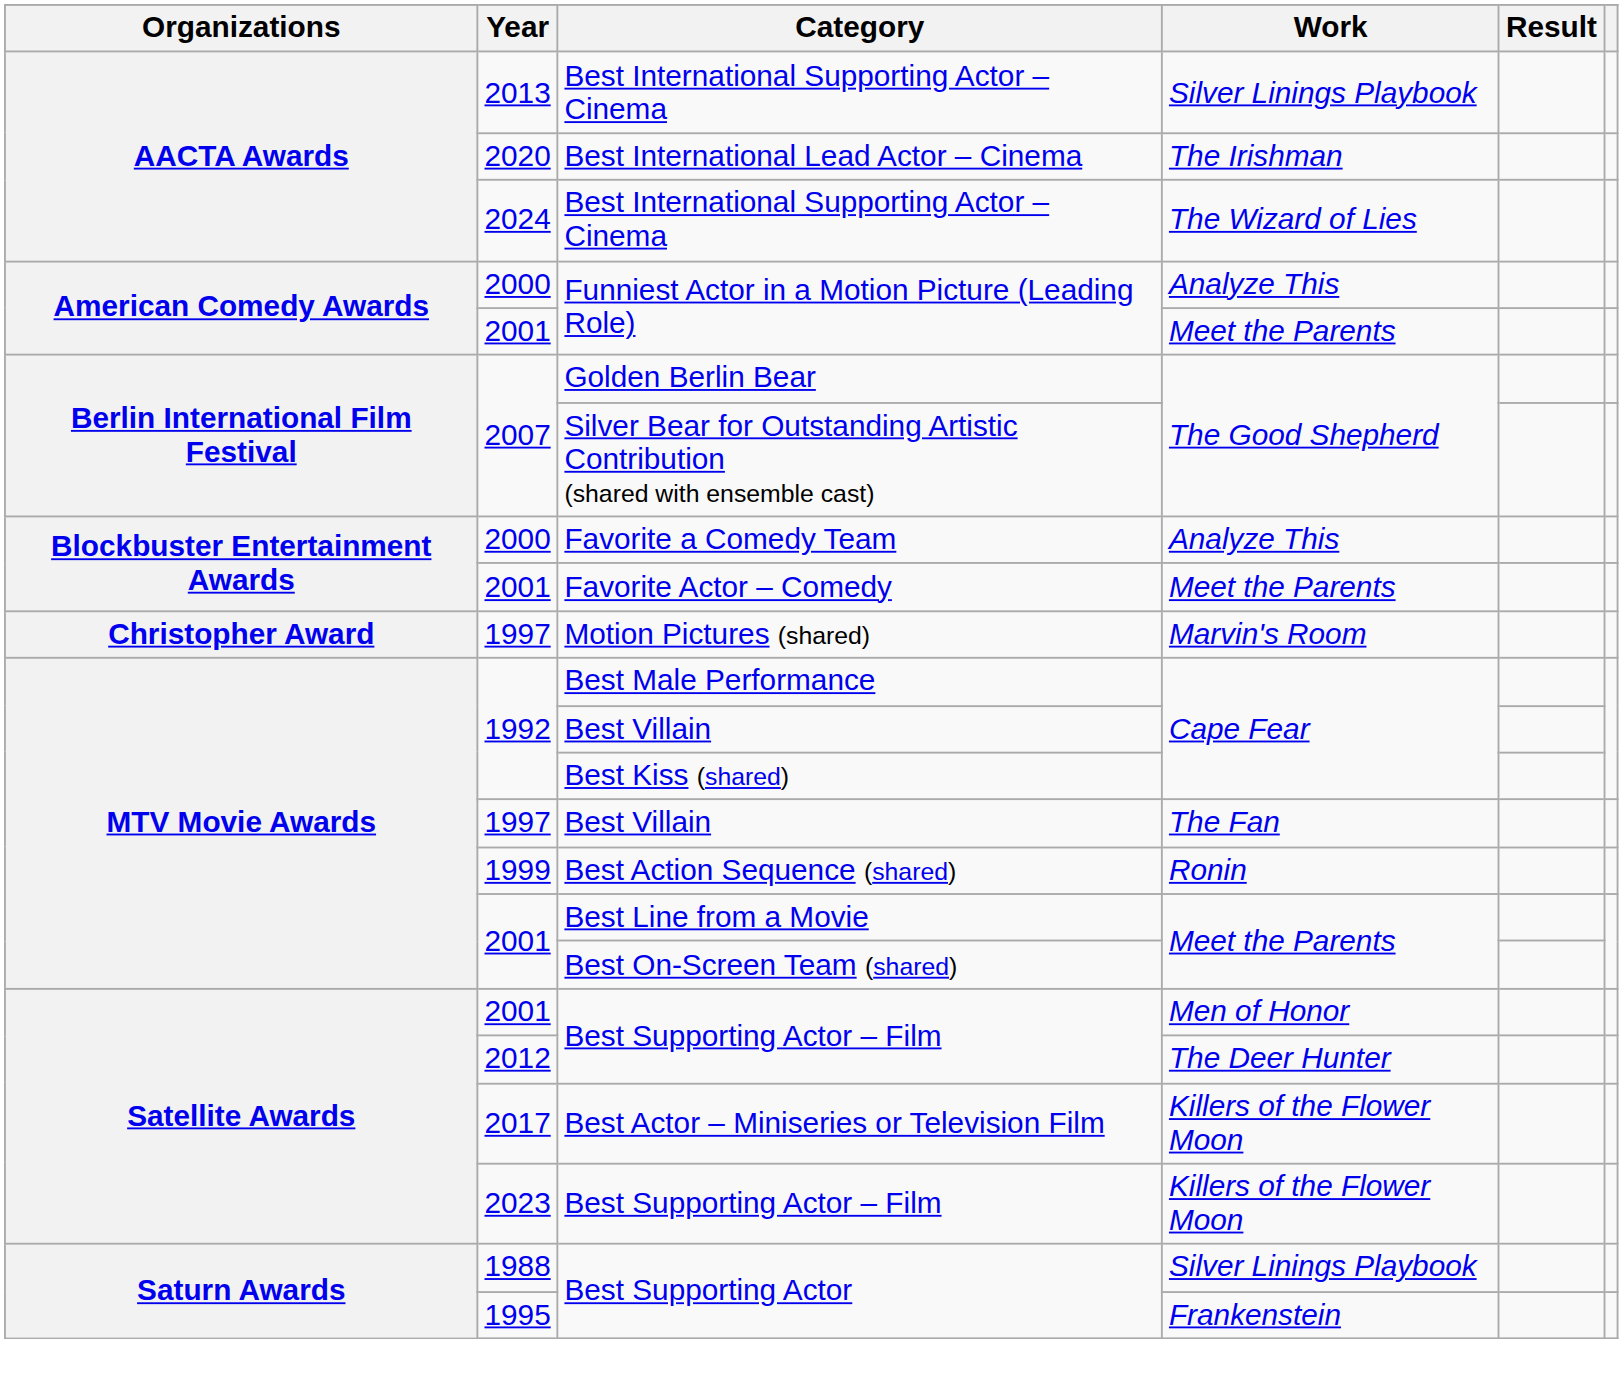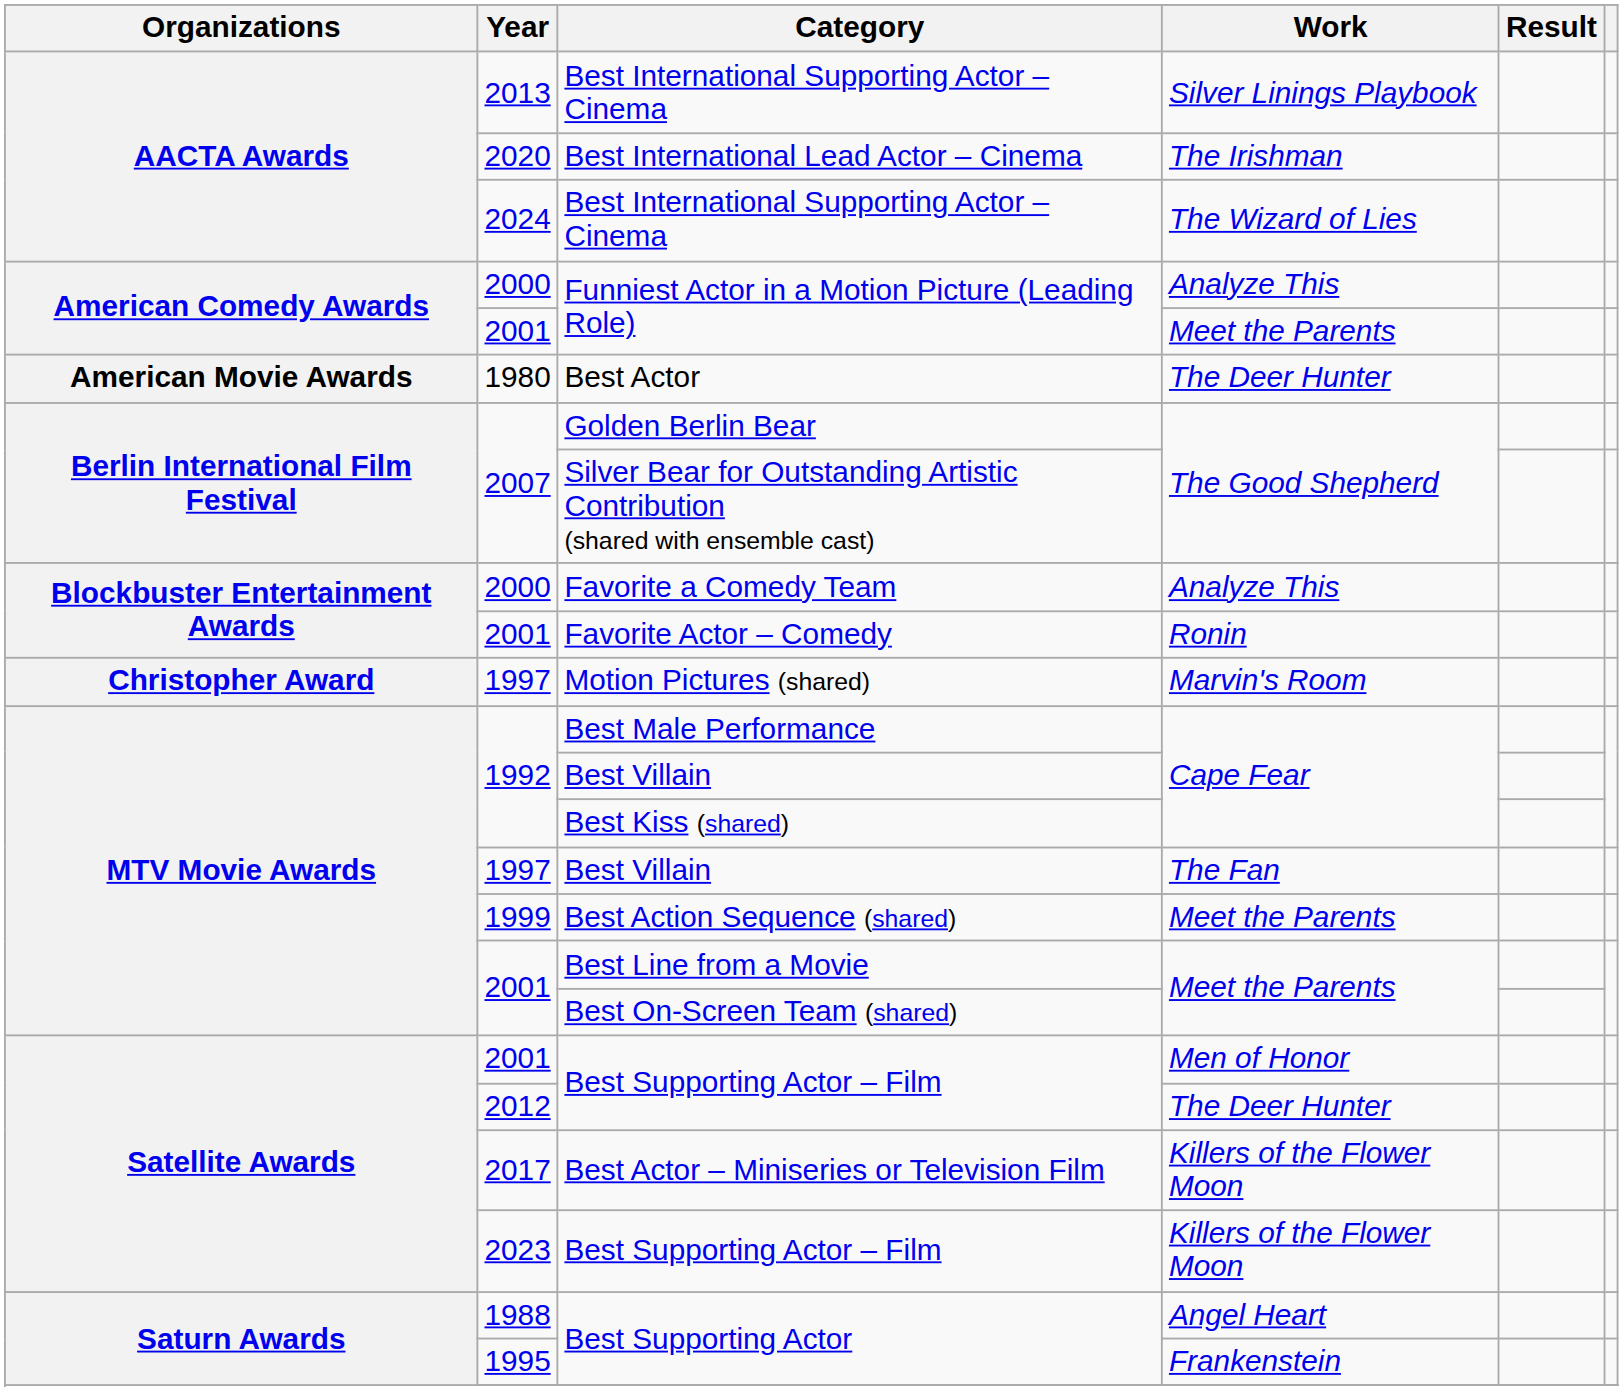+ row: (518, 378)
(1282, 586) Meet the Parents -> (1208, 633) Ronin
(1208, 869) Ronin -> (1282, 917) Meet the Parents
(1323, 1267) Silver Linings Playbook -> (1248, 1314) Angel Heart
